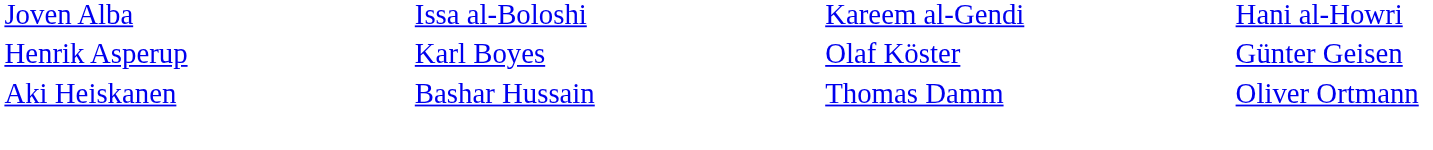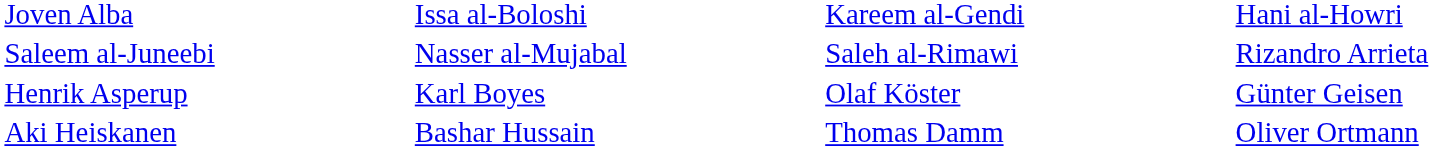+ row: (110, 53)
